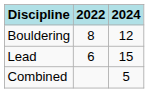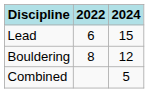rows swapped: (22, 56) <-> (39, 35)
